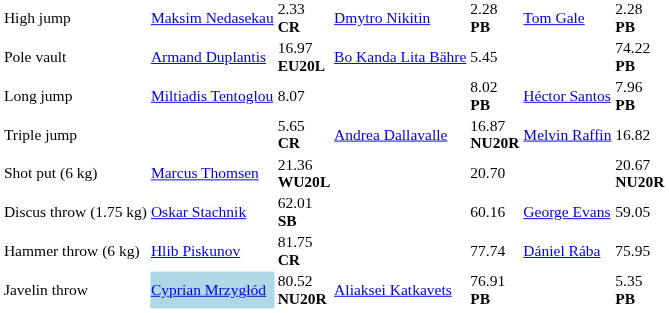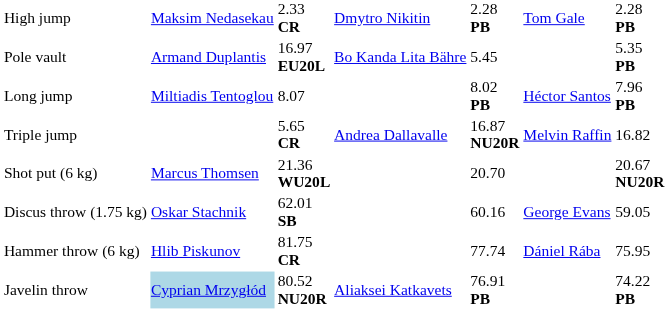(633, 57) 74.22 PB -> (629, 57) 5.35 PB
(629, 289) 5.35 PB -> (633, 289) 74.22 PB
